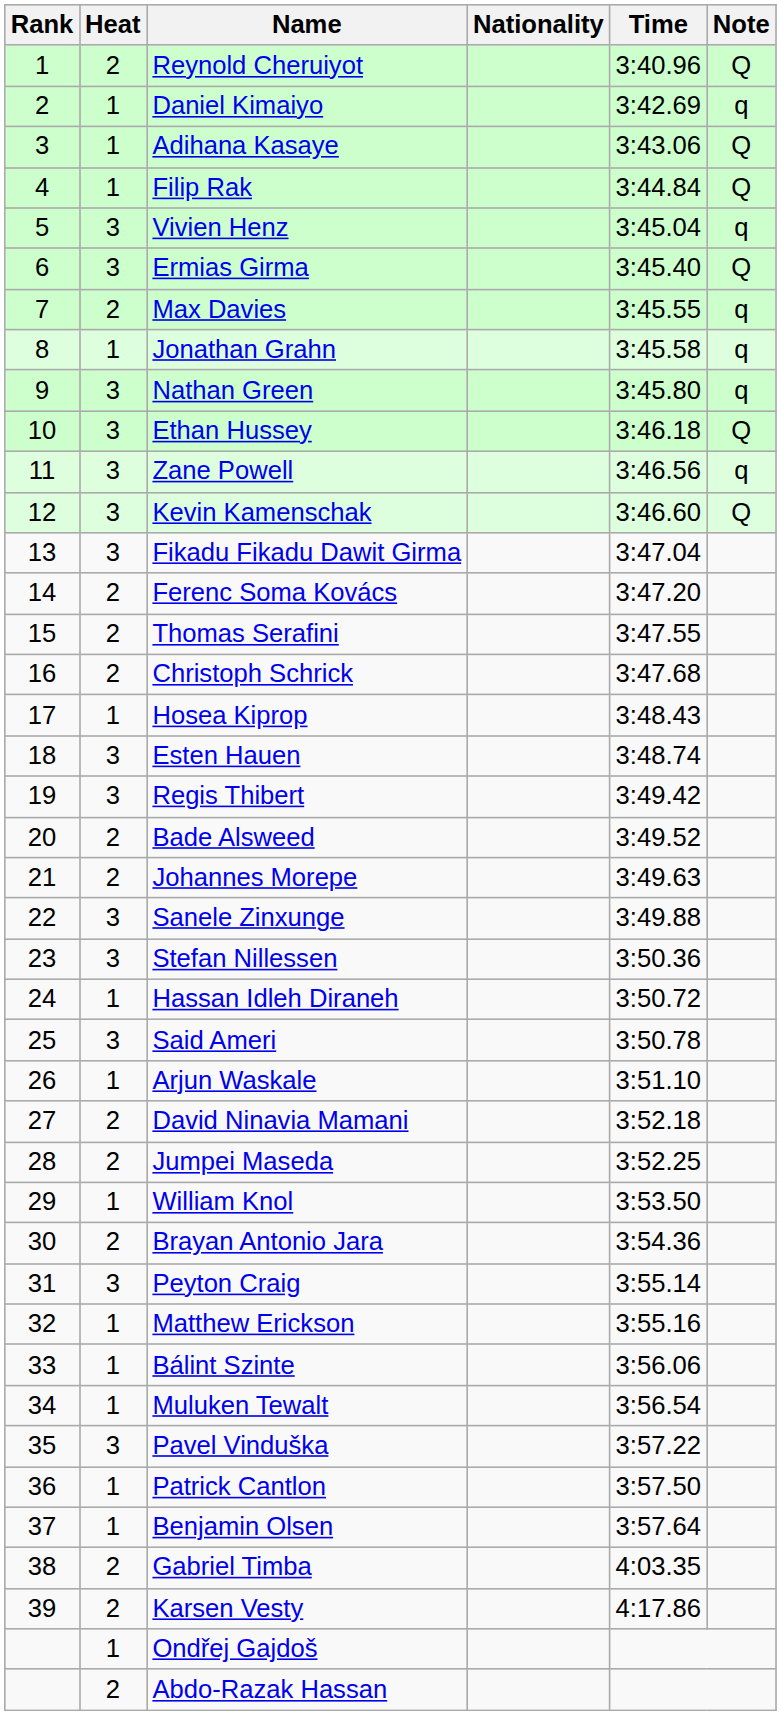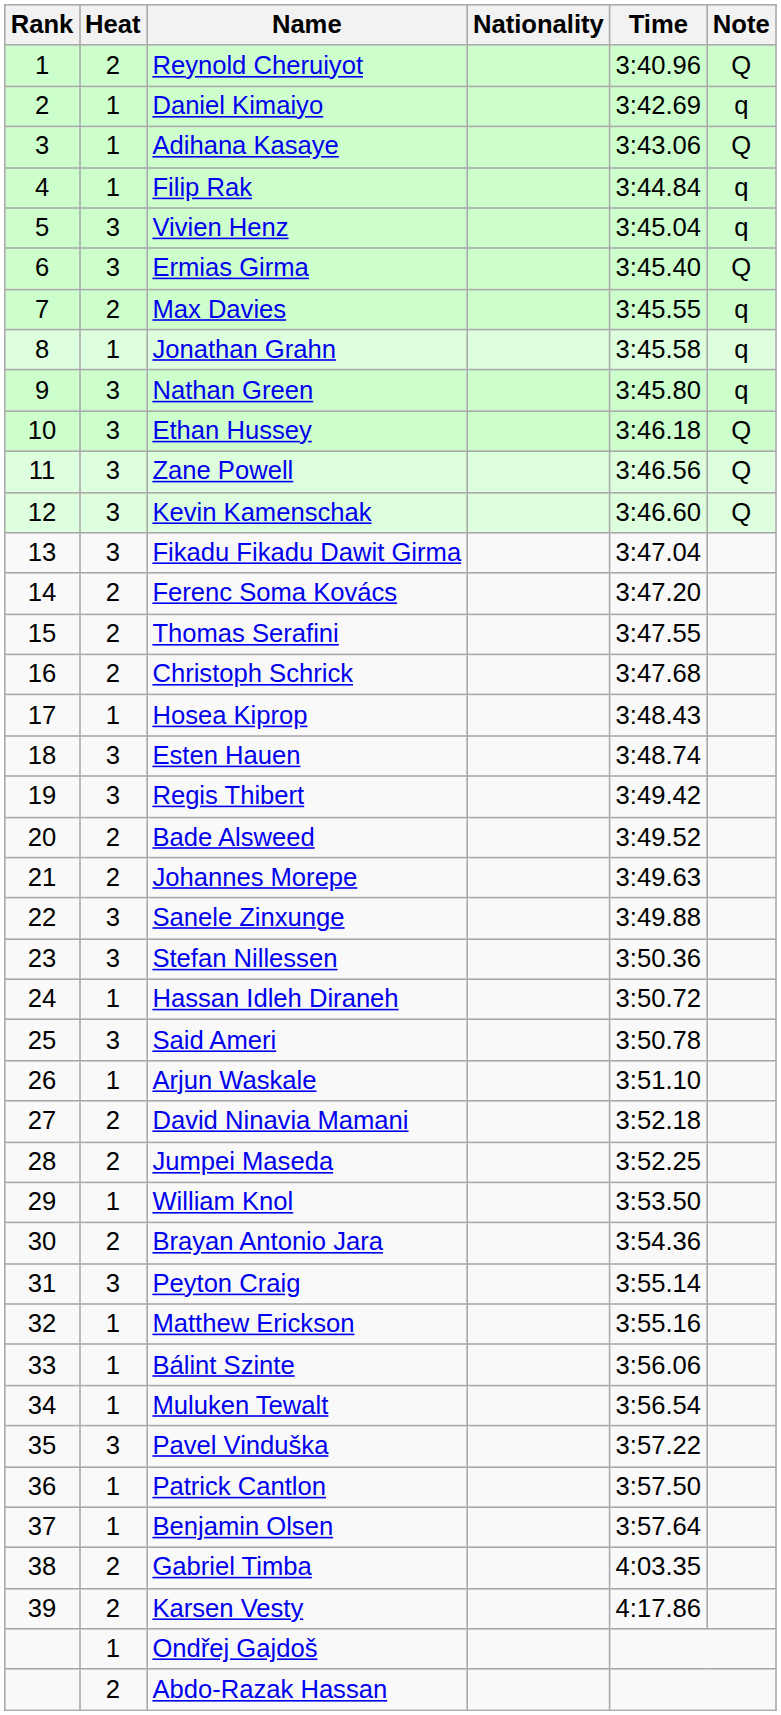(741, 187) Q -> (741, 187) q
(741, 471) q -> (741, 471) Q
